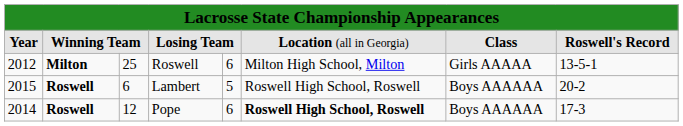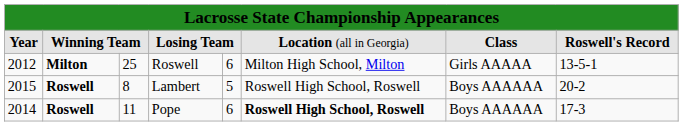(126, 87) 6 -> (126, 87) 8
(130, 109) 12 -> (129, 109) 11
